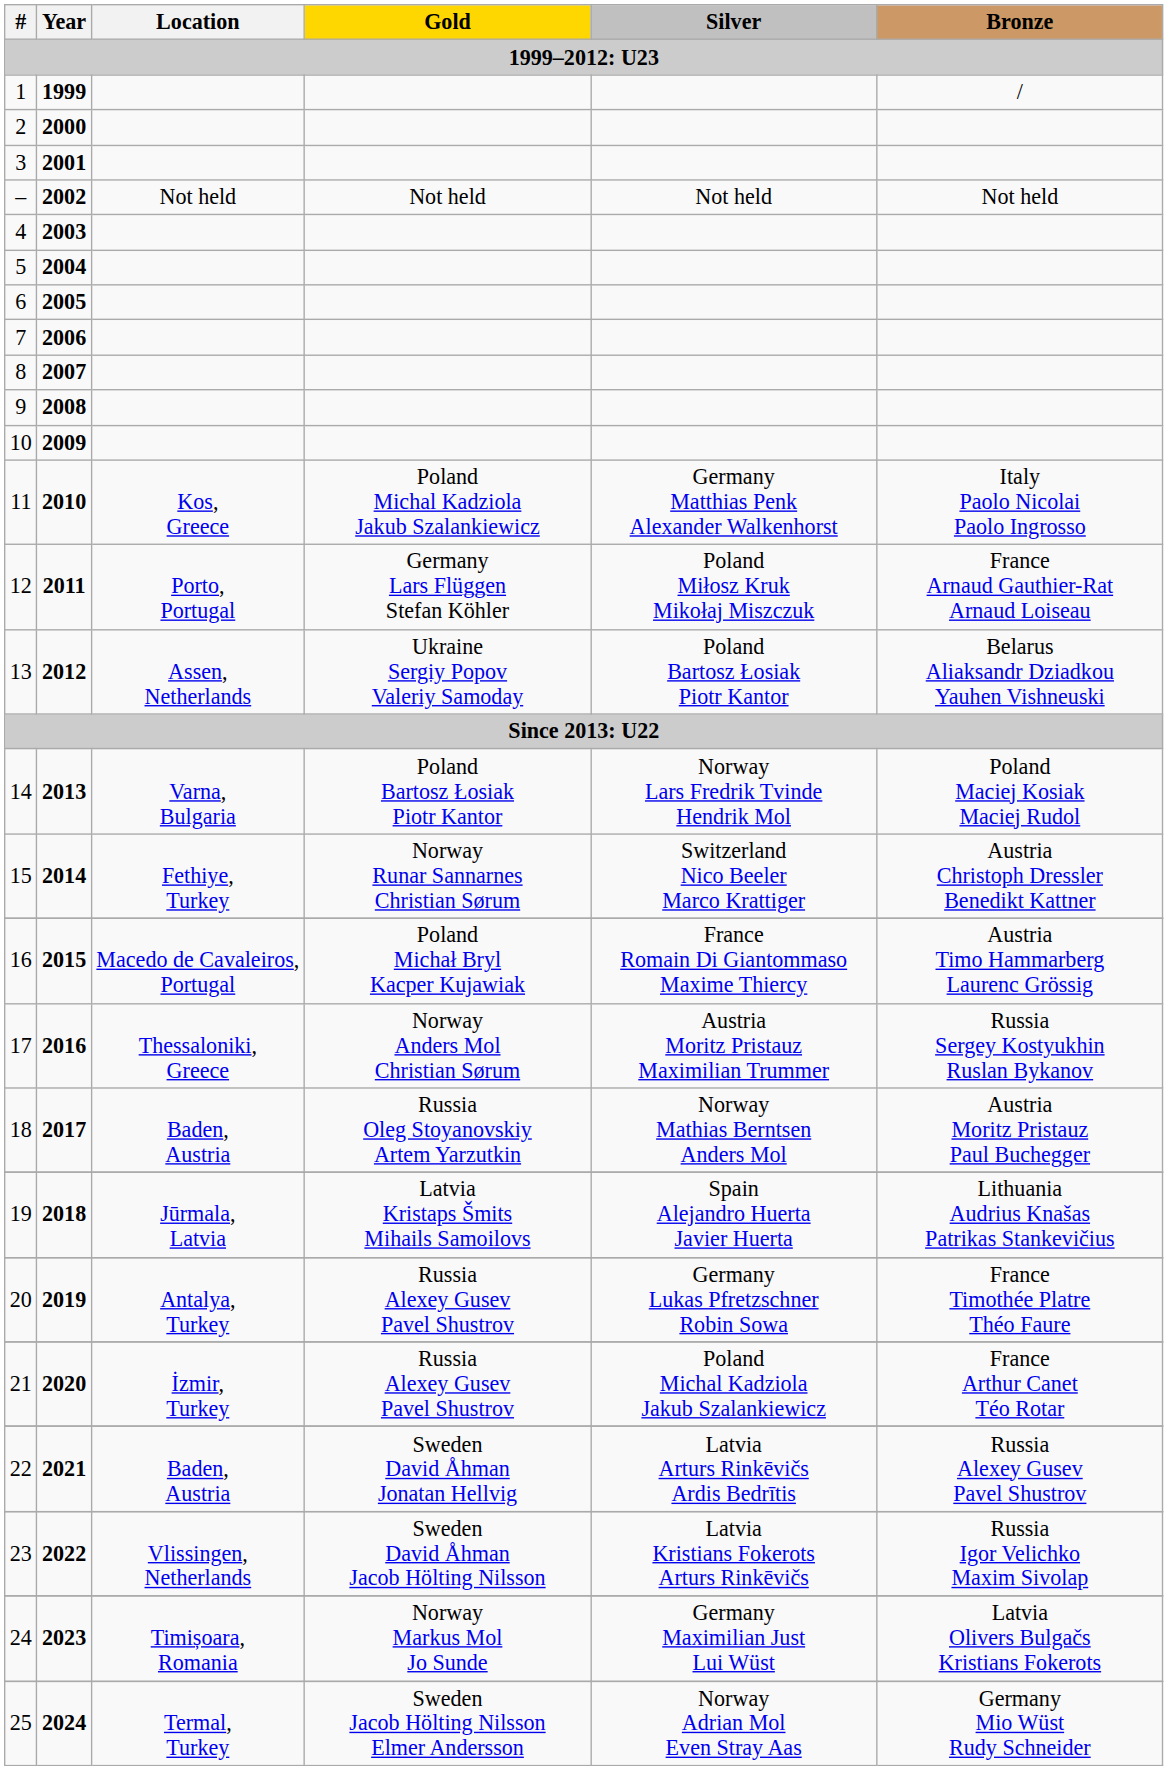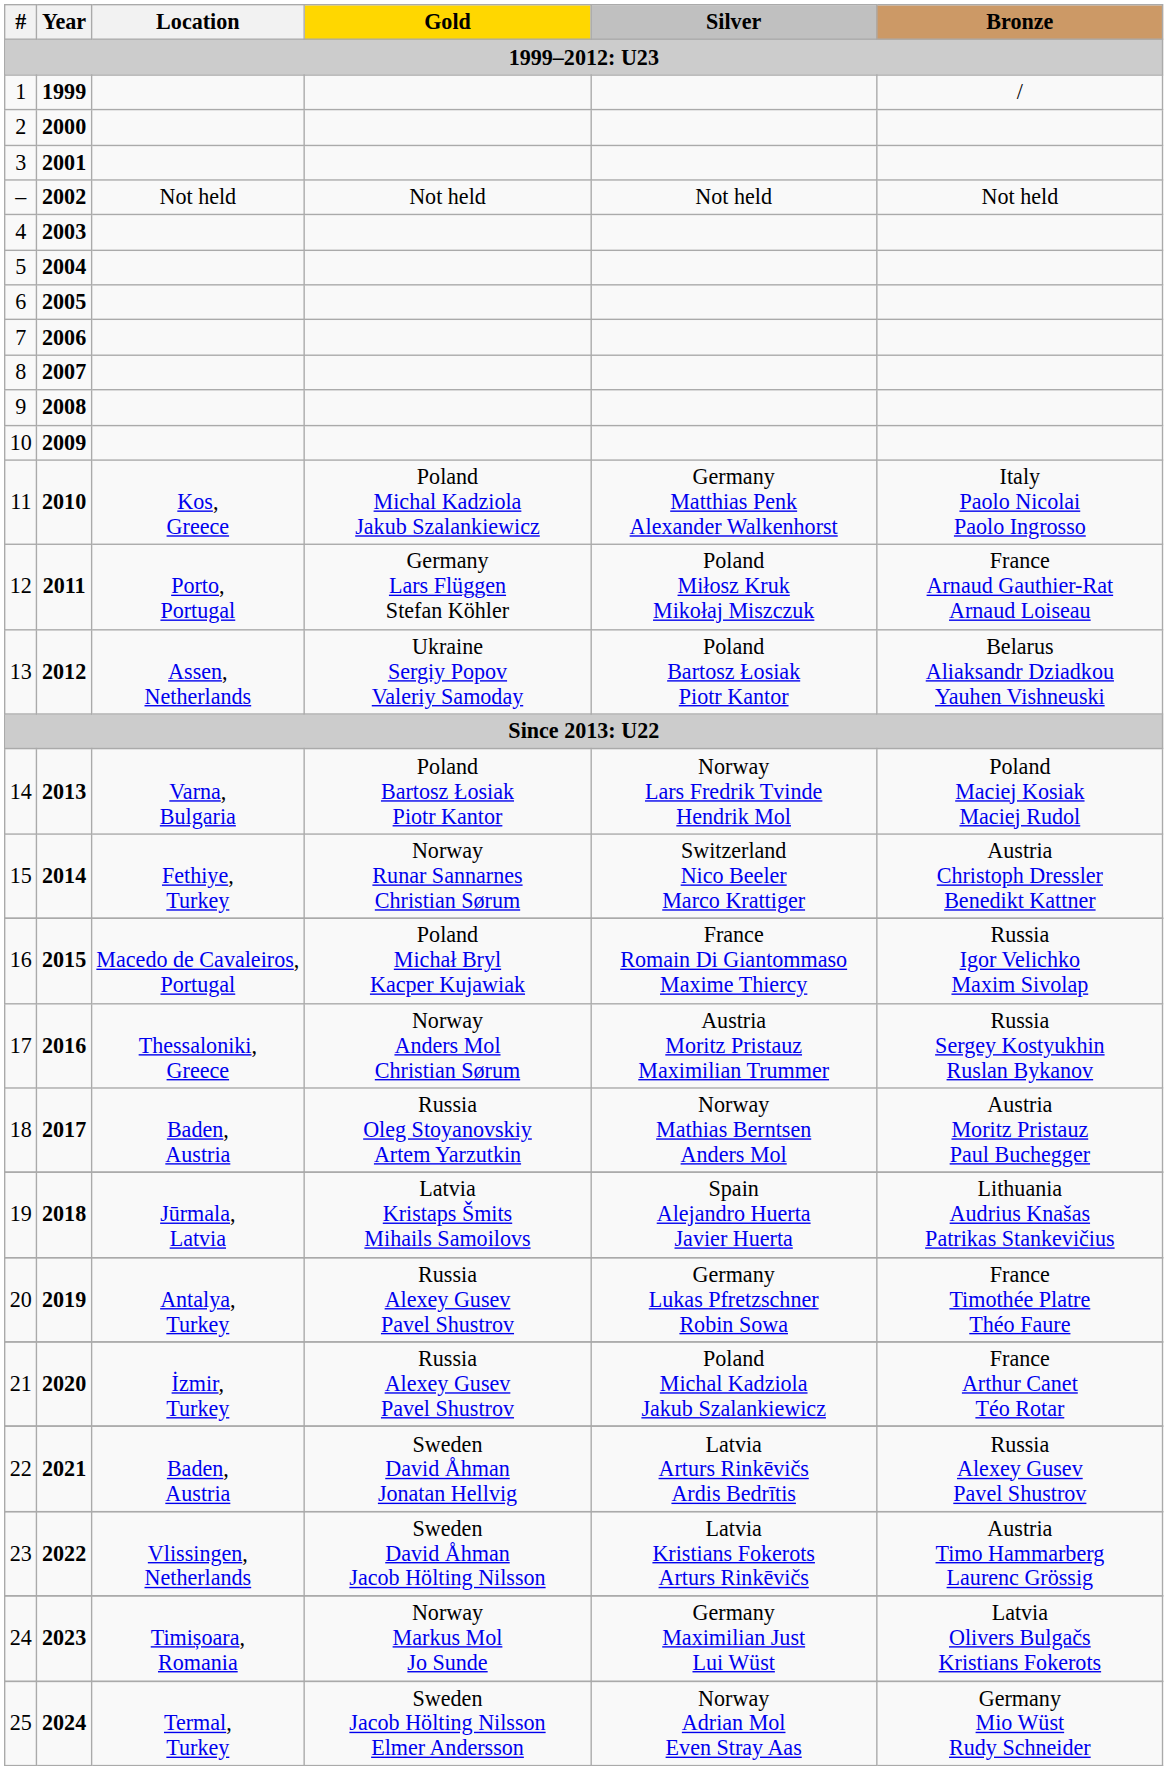(1020, 960) Austria Timo Hammarberg Laurenc Grössig -> (1020, 960) Russia Igor Velichko Maxim Sivolap
(1020, 1553) Russia Igor Velichko Maxim Sivolap -> (1020, 1553) Austria Timo Hammarberg Laurenc Grössig
